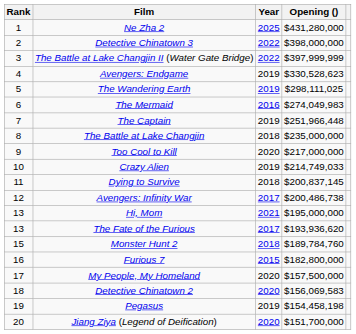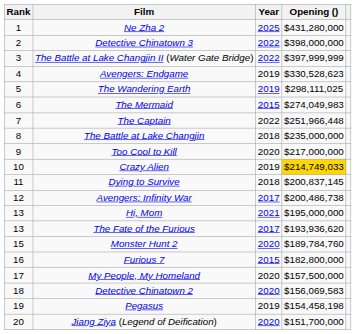(269, 105) 2016 -> (269, 105) 2015
(269, 120) 2019 -> (269, 120) 2022
(314, 167) no background -> (314, 167) gold background
(269, 244) 2018 -> (269, 244) 2020
